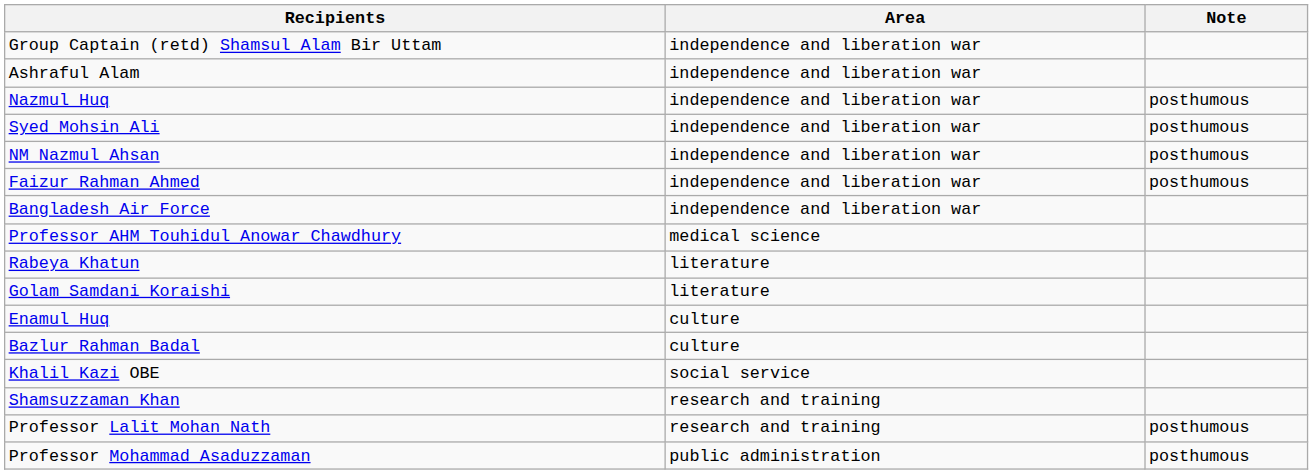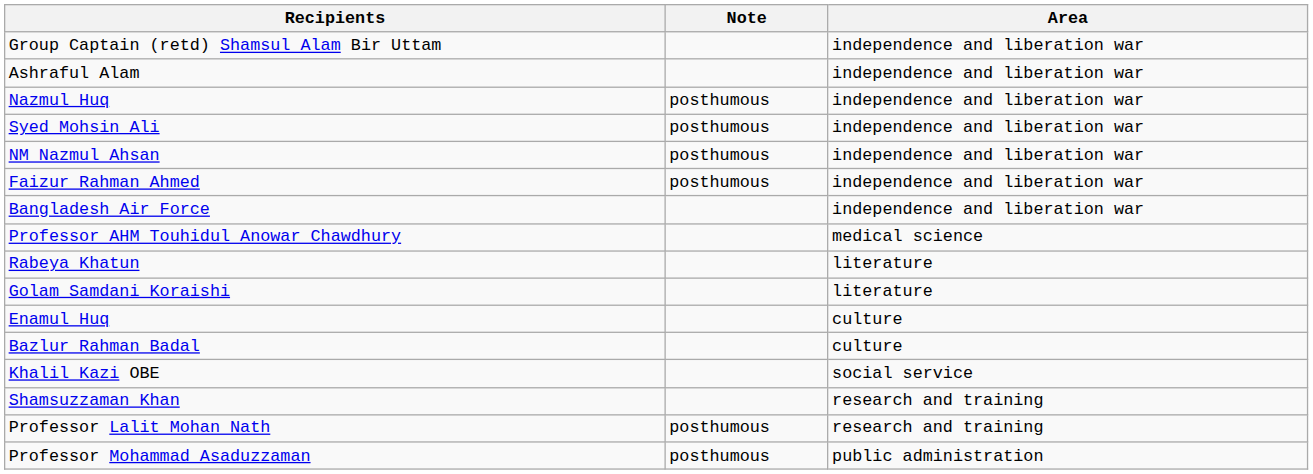columns swapped: (905, 18) <-> (1226, 18)
